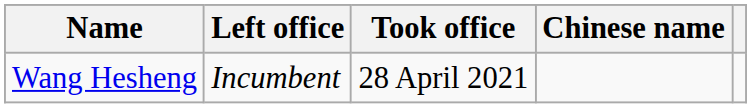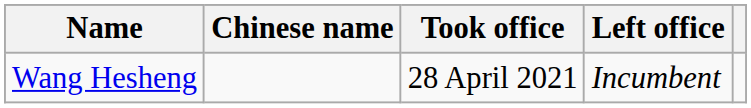columns swapped: (634, 28) <-> (278, 28)
